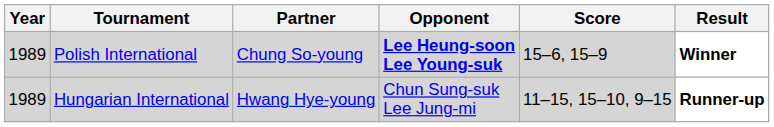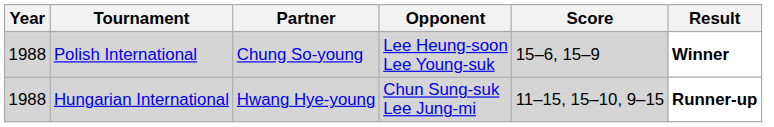(27, 54) 1989 -> (27, 54) 1988
(449, 54) bold -> (446, 54) normal
(27, 100) 1989 -> (27, 100) 1988
